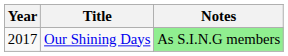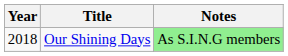(23, 39) 2017 -> (23, 39) 2018
